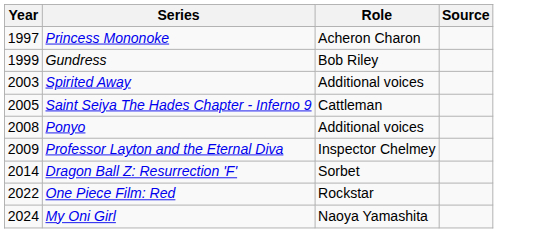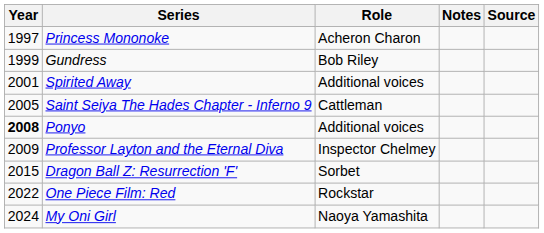+ column: (462, 15)
(23, 82) 2003 -> (23, 82) 2001
(23, 127) normal -> (23, 127) bold
(23, 171) 2014 -> (23, 171) 2015
